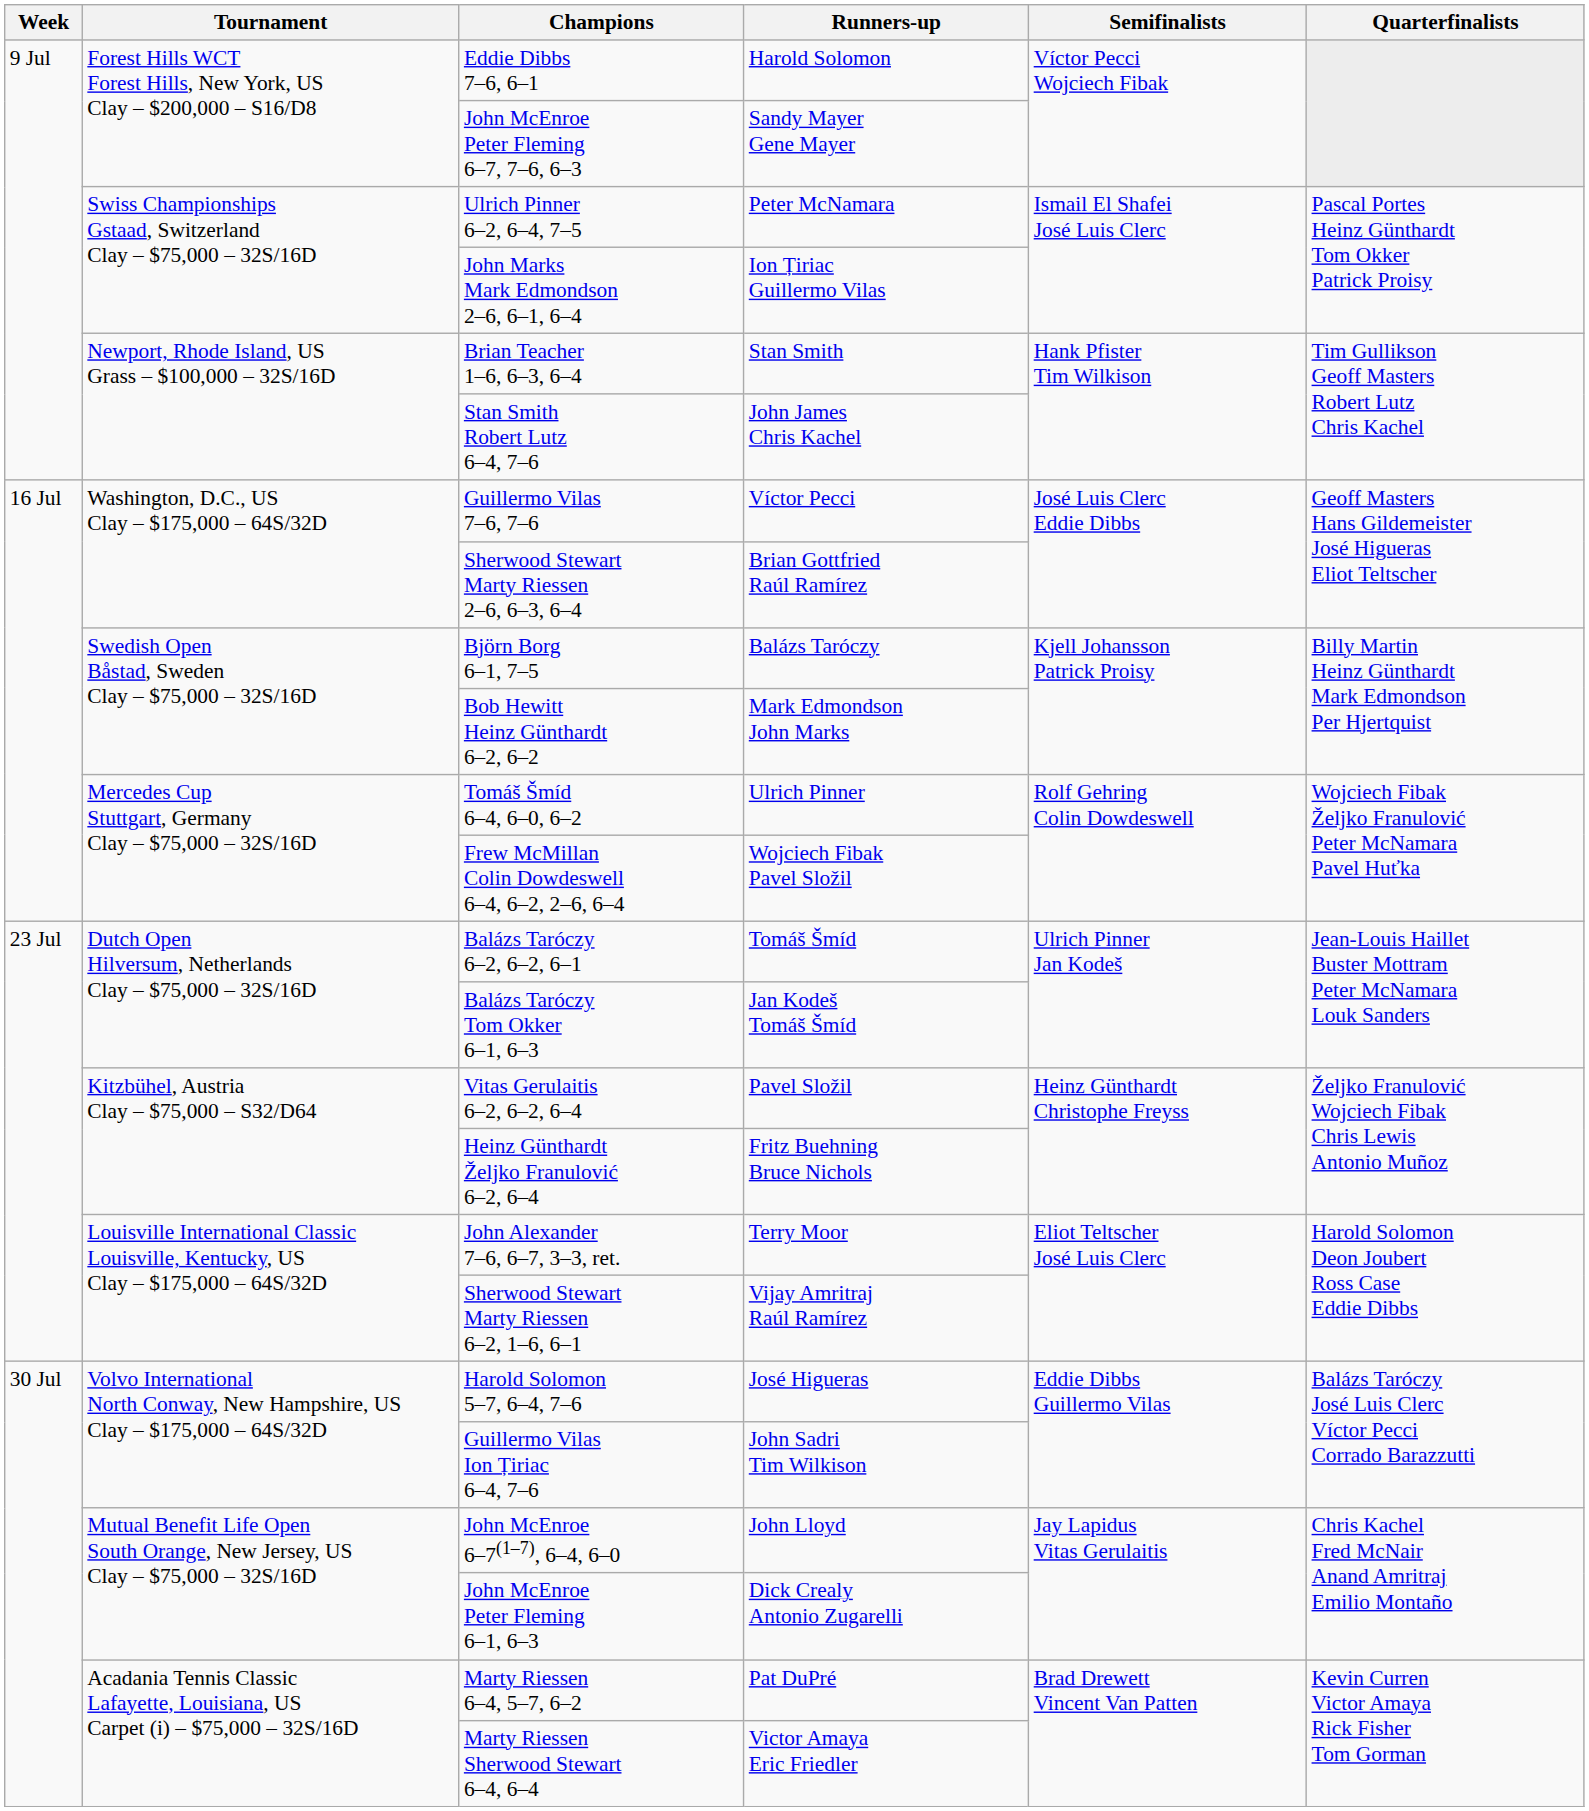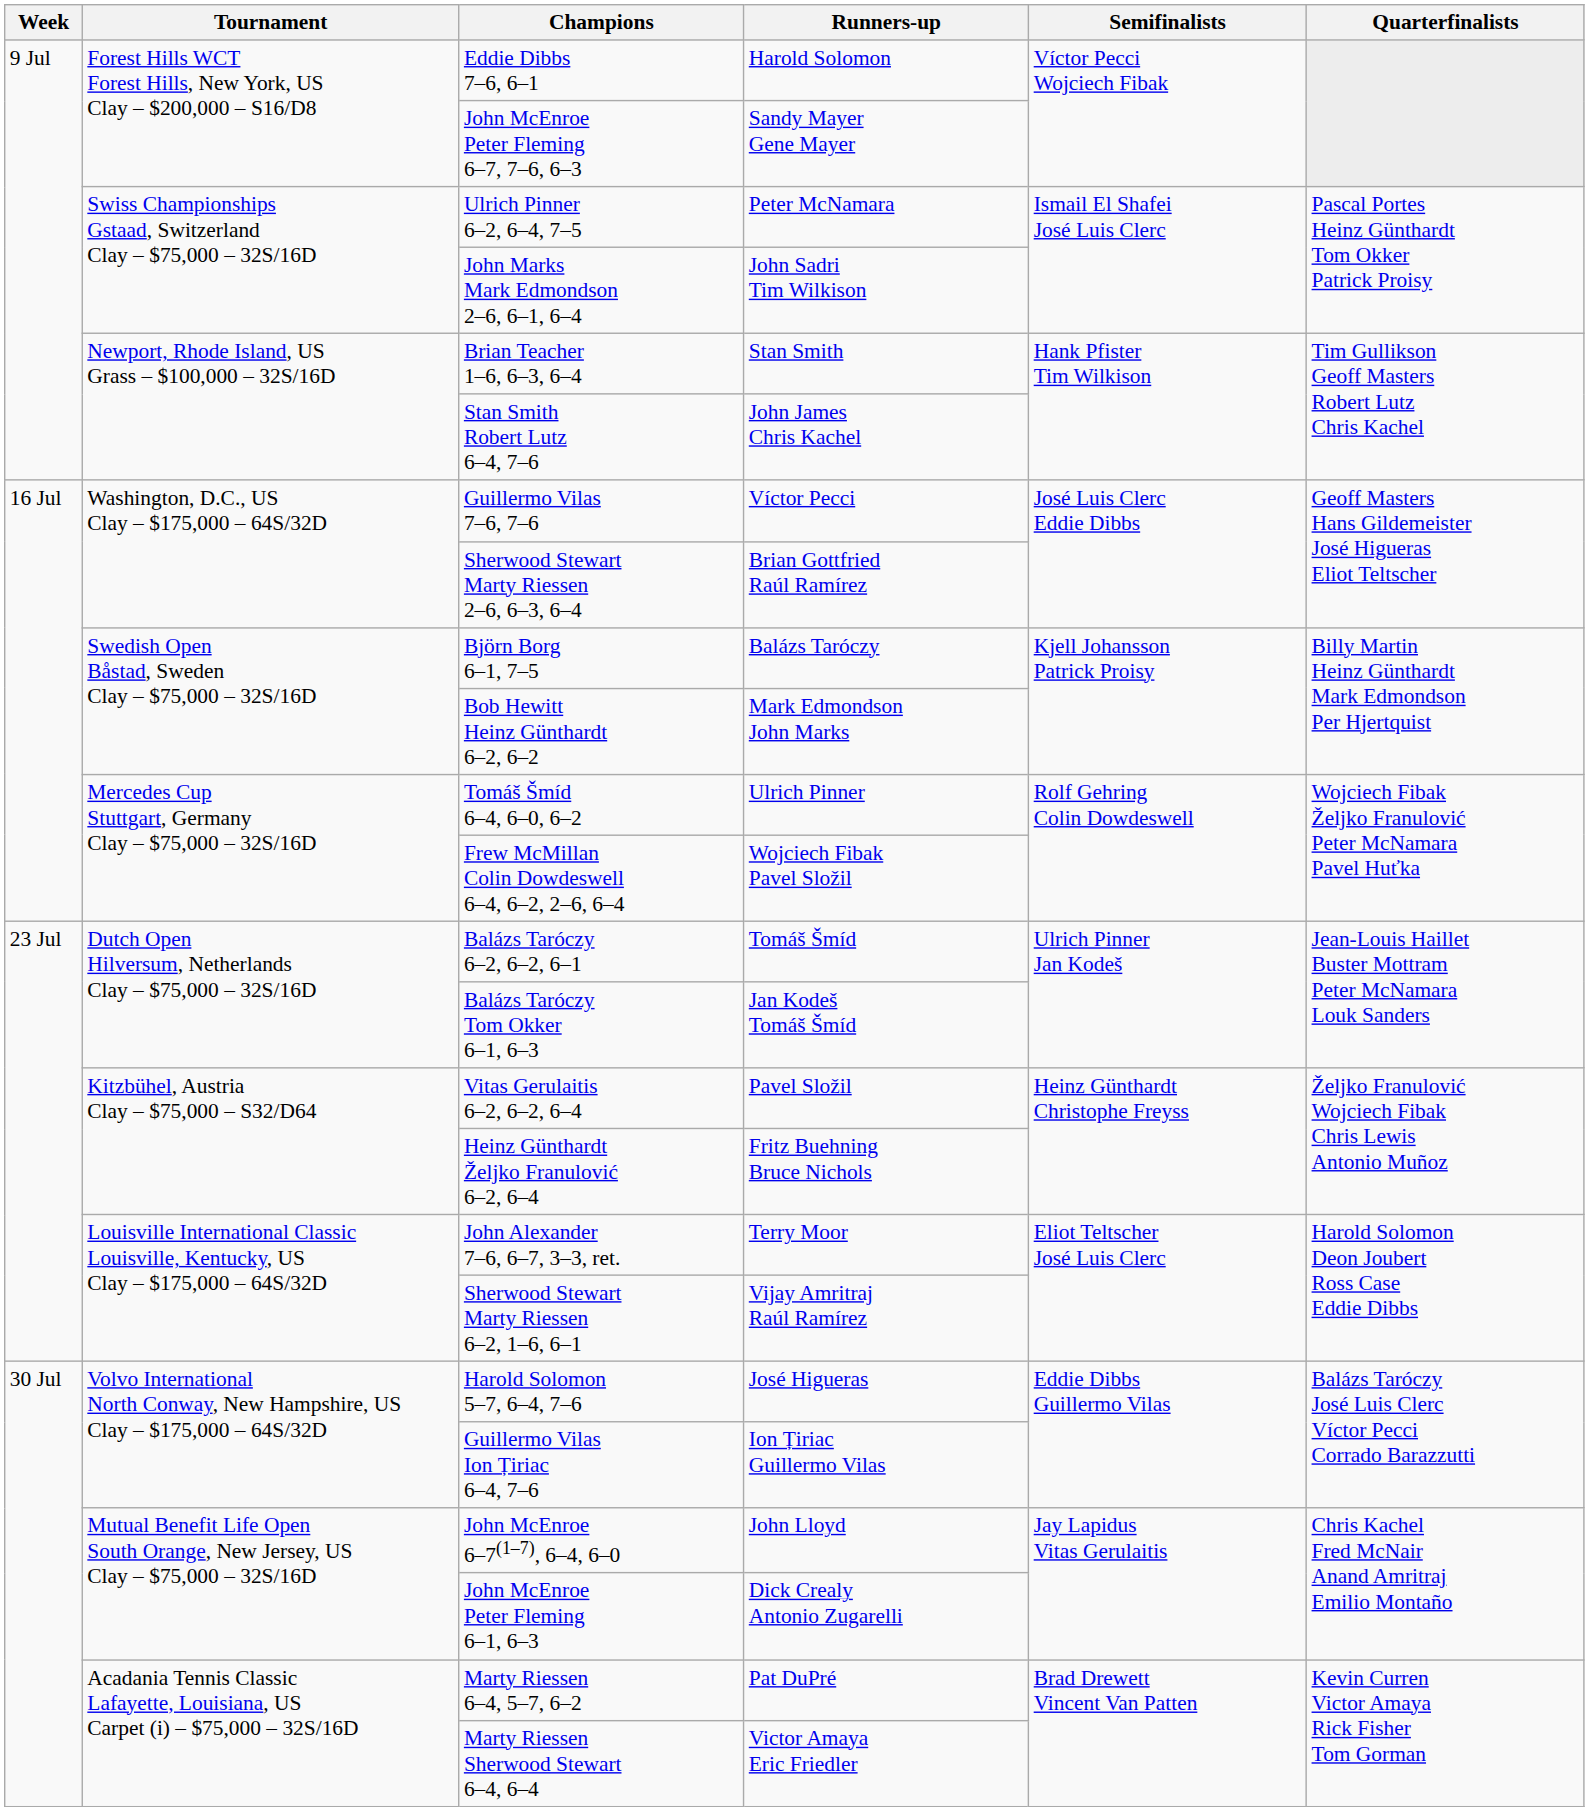(817, 277) Ion Țiriac Guillermo Vilas -> (808, 277) John Sadri Tim Wilkison
(808, 1452) John Sadri Tim Wilkison -> (817, 1452) Ion Țiriac Guillermo Vilas
